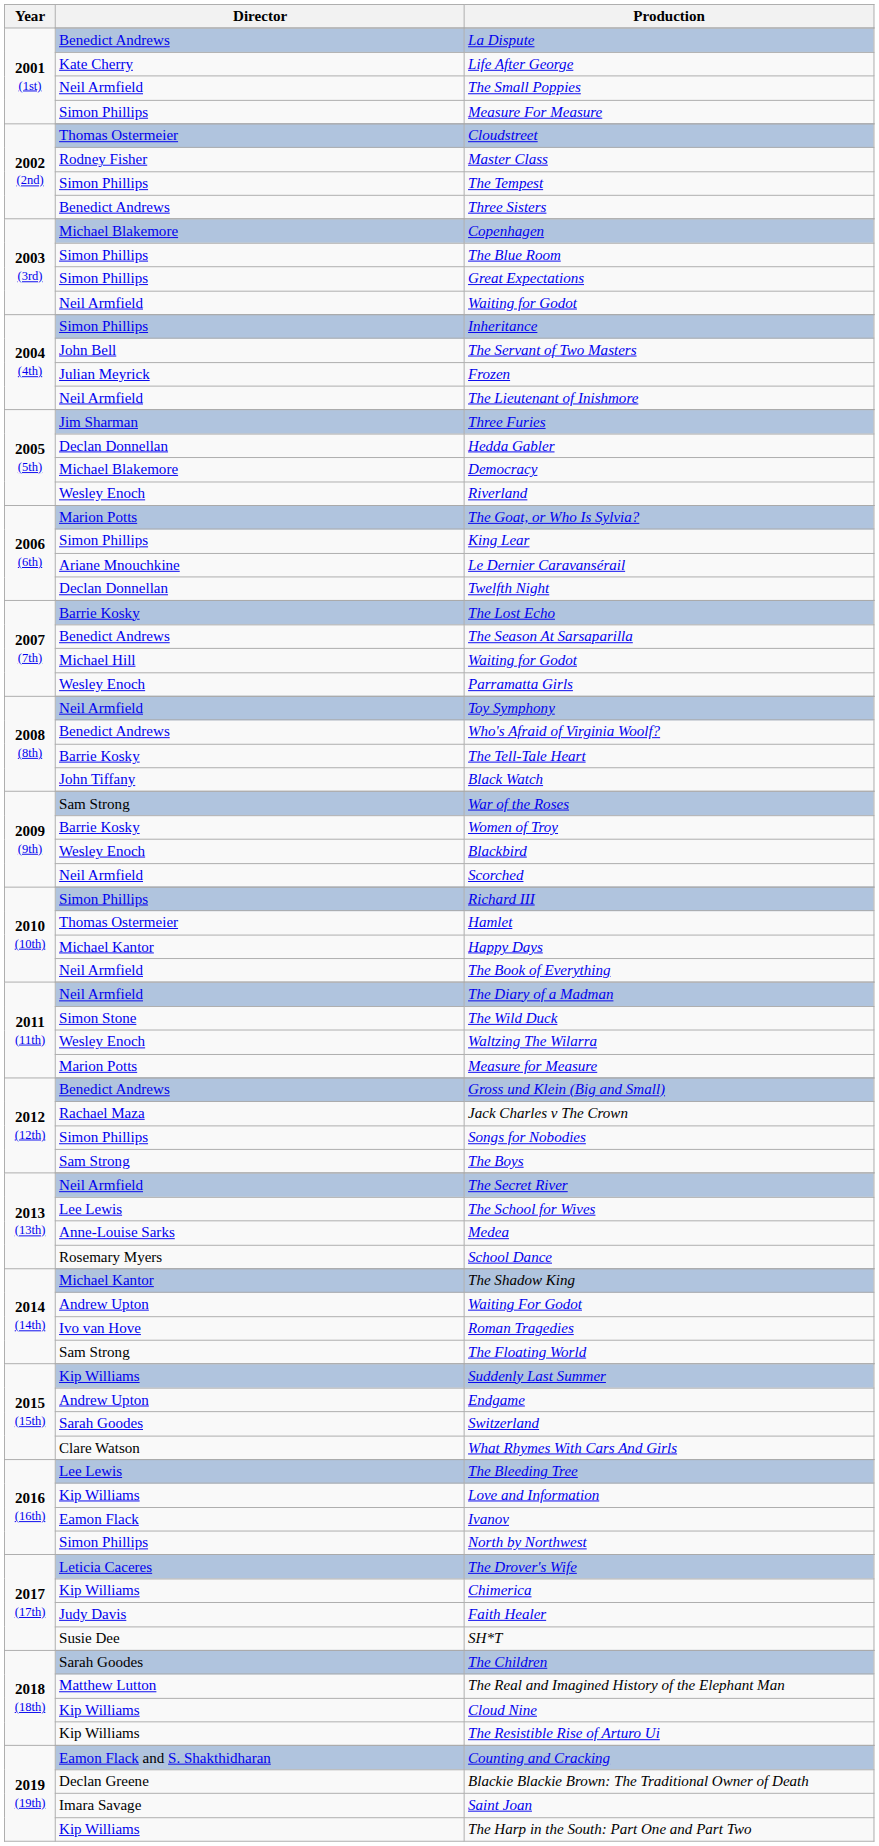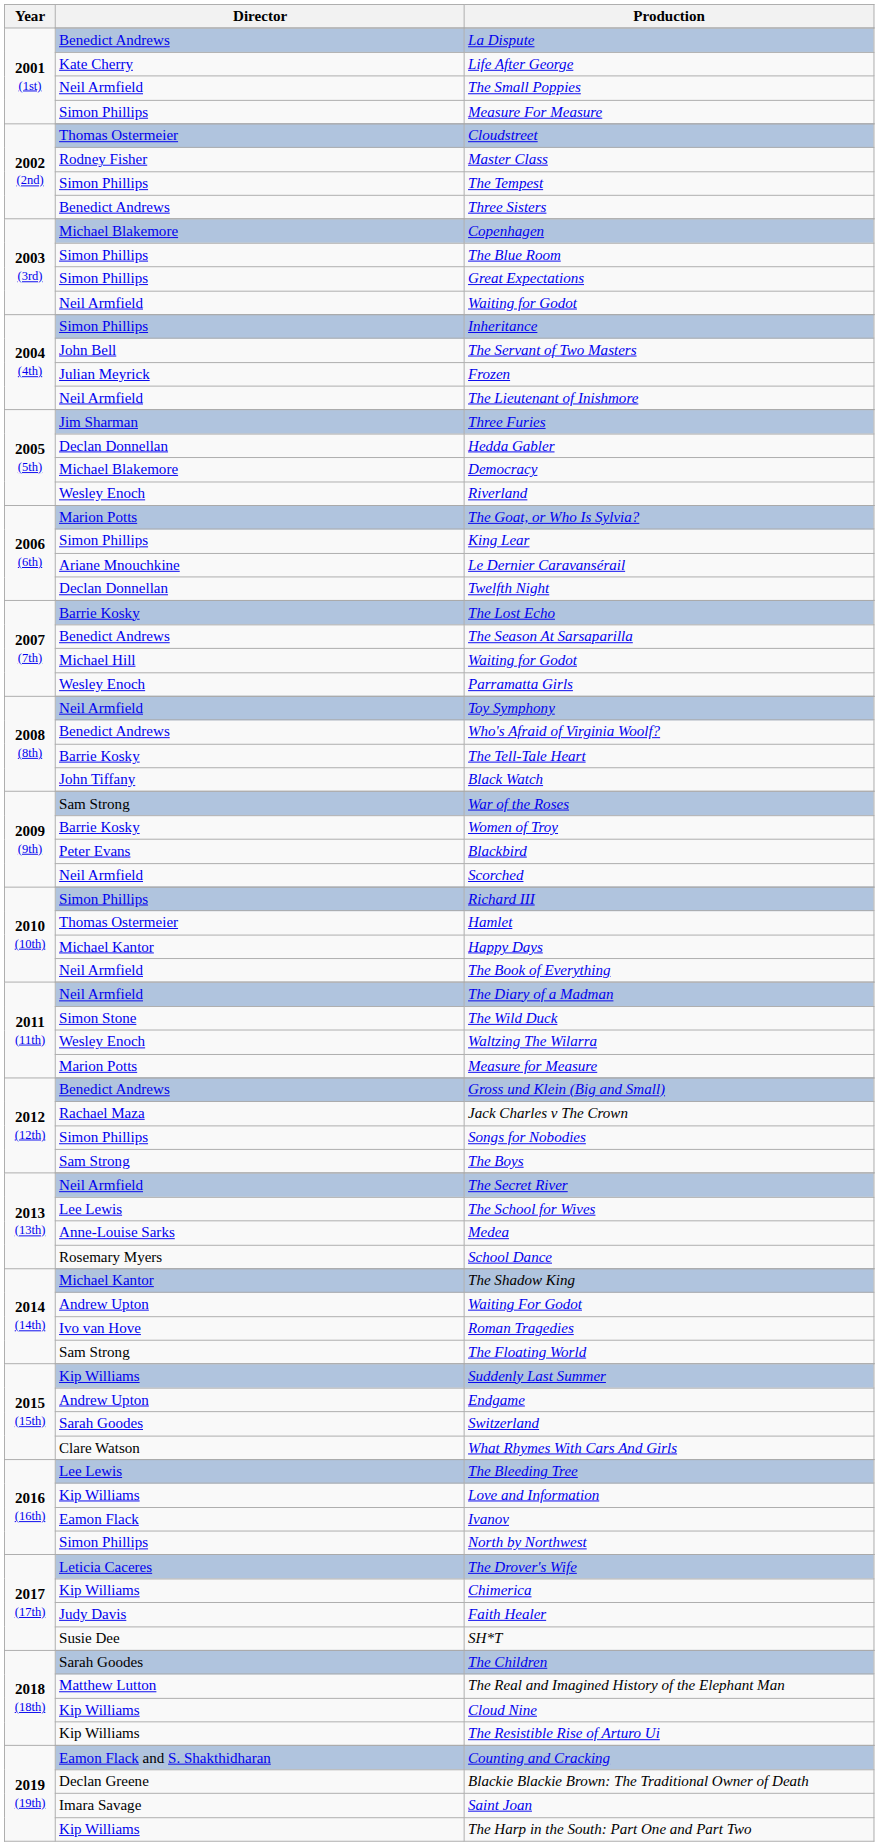(102, 851) Wesley Enoch -> (95, 851) Peter Evans
